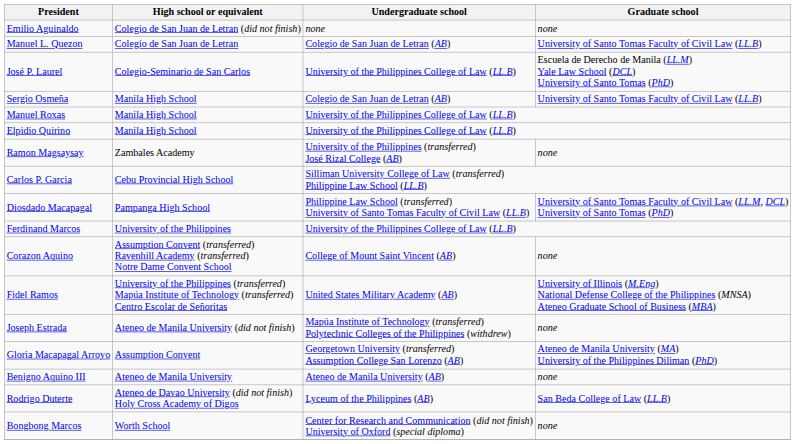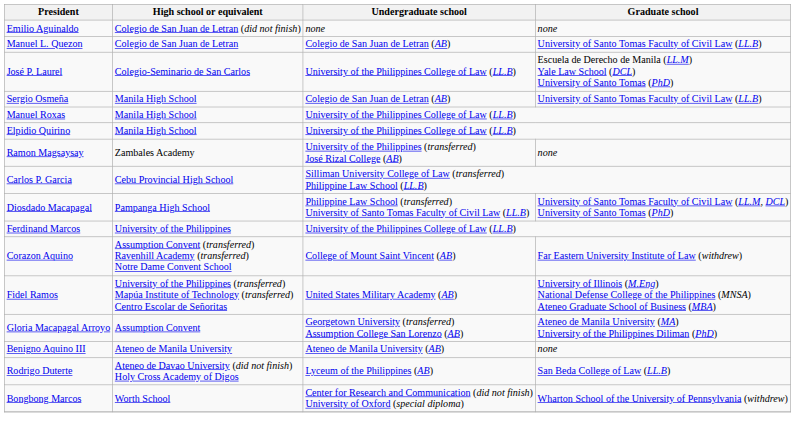(547, 256) none -> (640, 256) Far Eastern University Institute of Law (withdrew)
- row: (37, 328)
(547, 426) none -> (663, 398) Wharton School of the University of Pennsylvania (withdrew)
